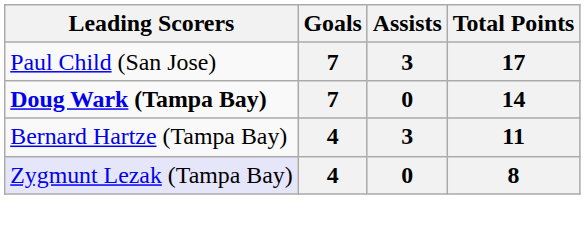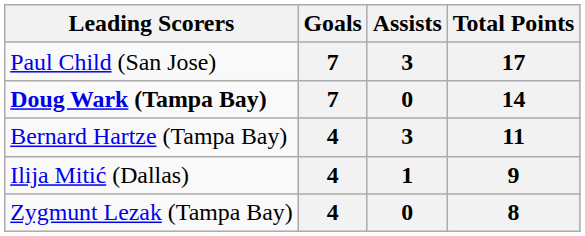+ row: (514, 174)
(151, 174) lavender background -> (151, 212) no background
